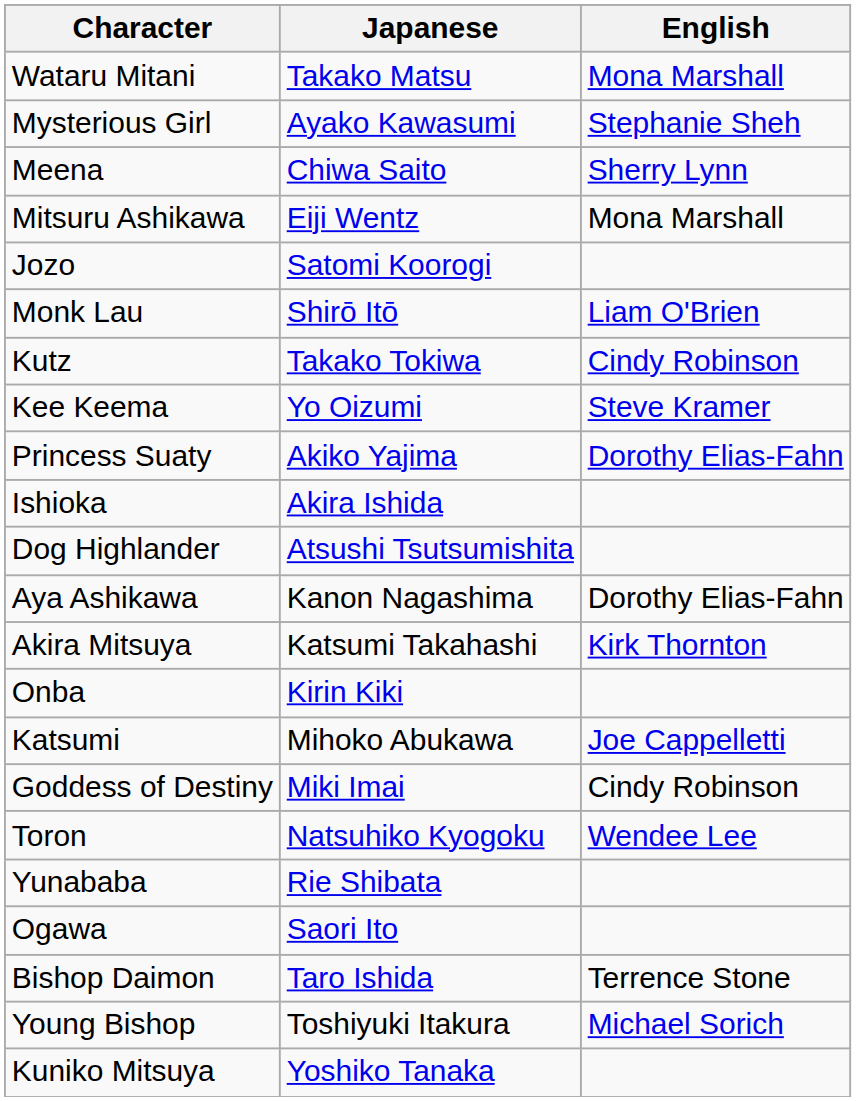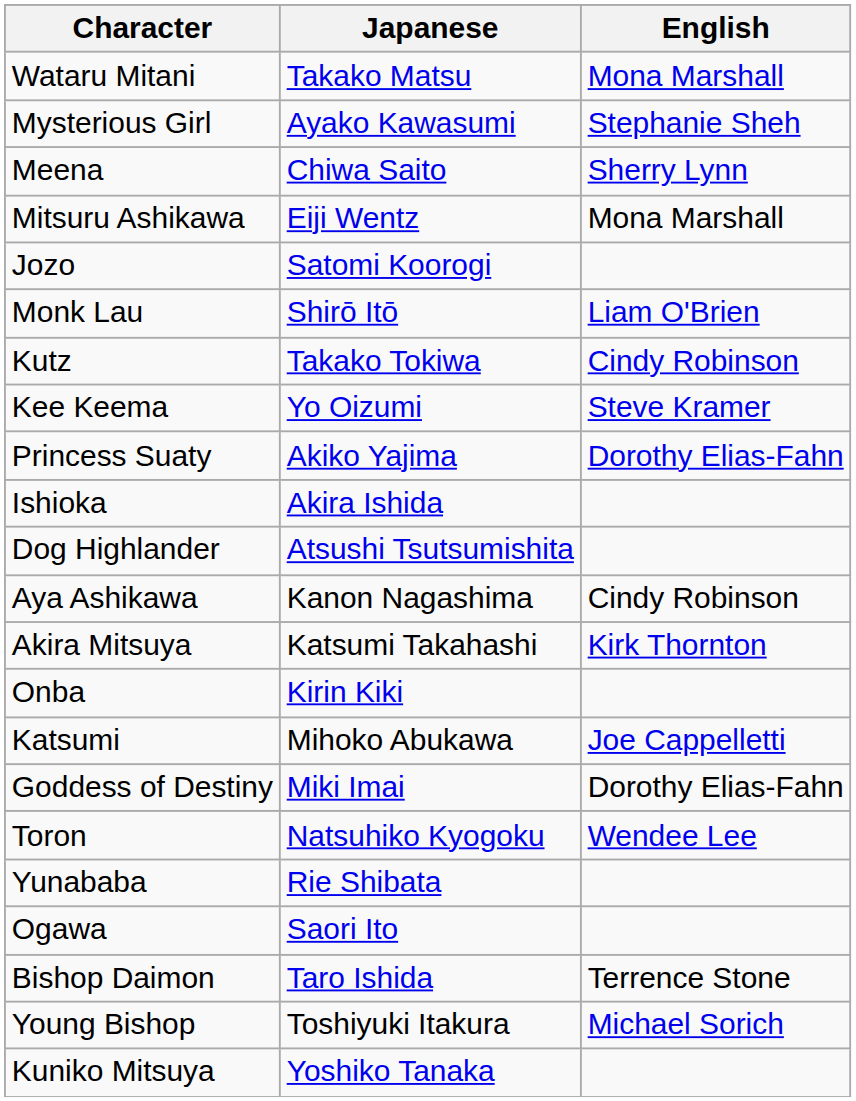(716, 597) Dorothy Elias-Fahn -> (693, 597) Cindy Robinson
(693, 787) Cindy Robinson -> (716, 787) Dorothy Elias-Fahn
